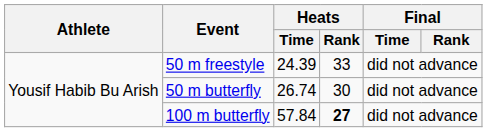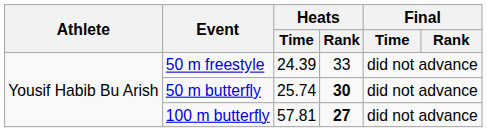(297, 90) 26.74 -> (297, 90) 25.74
(342, 90) normal -> (342, 90) bold
(297, 115) 57.84 -> (297, 115) 57.81
